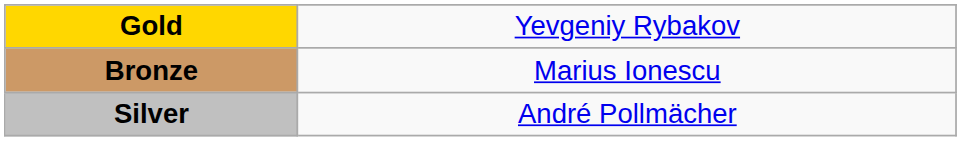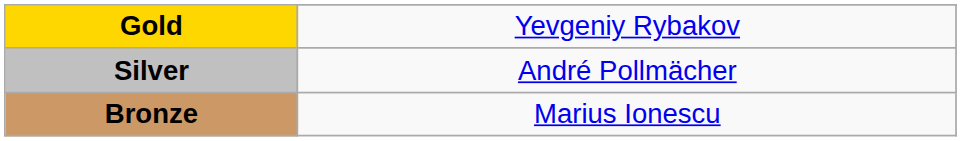rows swapped: (151, 113) <-> (151, 69)
